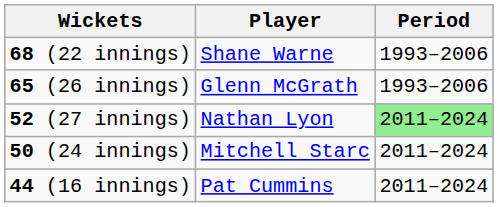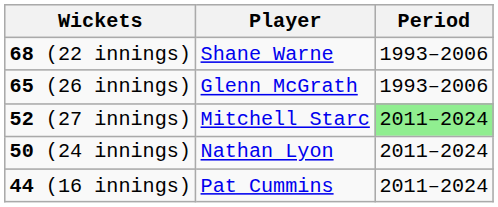(267, 120) Nathan Lyon -> (285, 120) Mitchell Starc
(285, 153) Mitchell Starc -> (267, 153) Nathan Lyon
